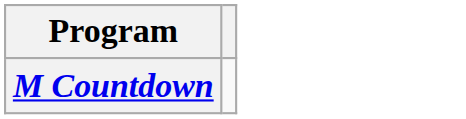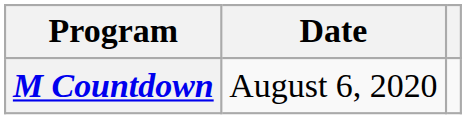+ column: (333, 31)
